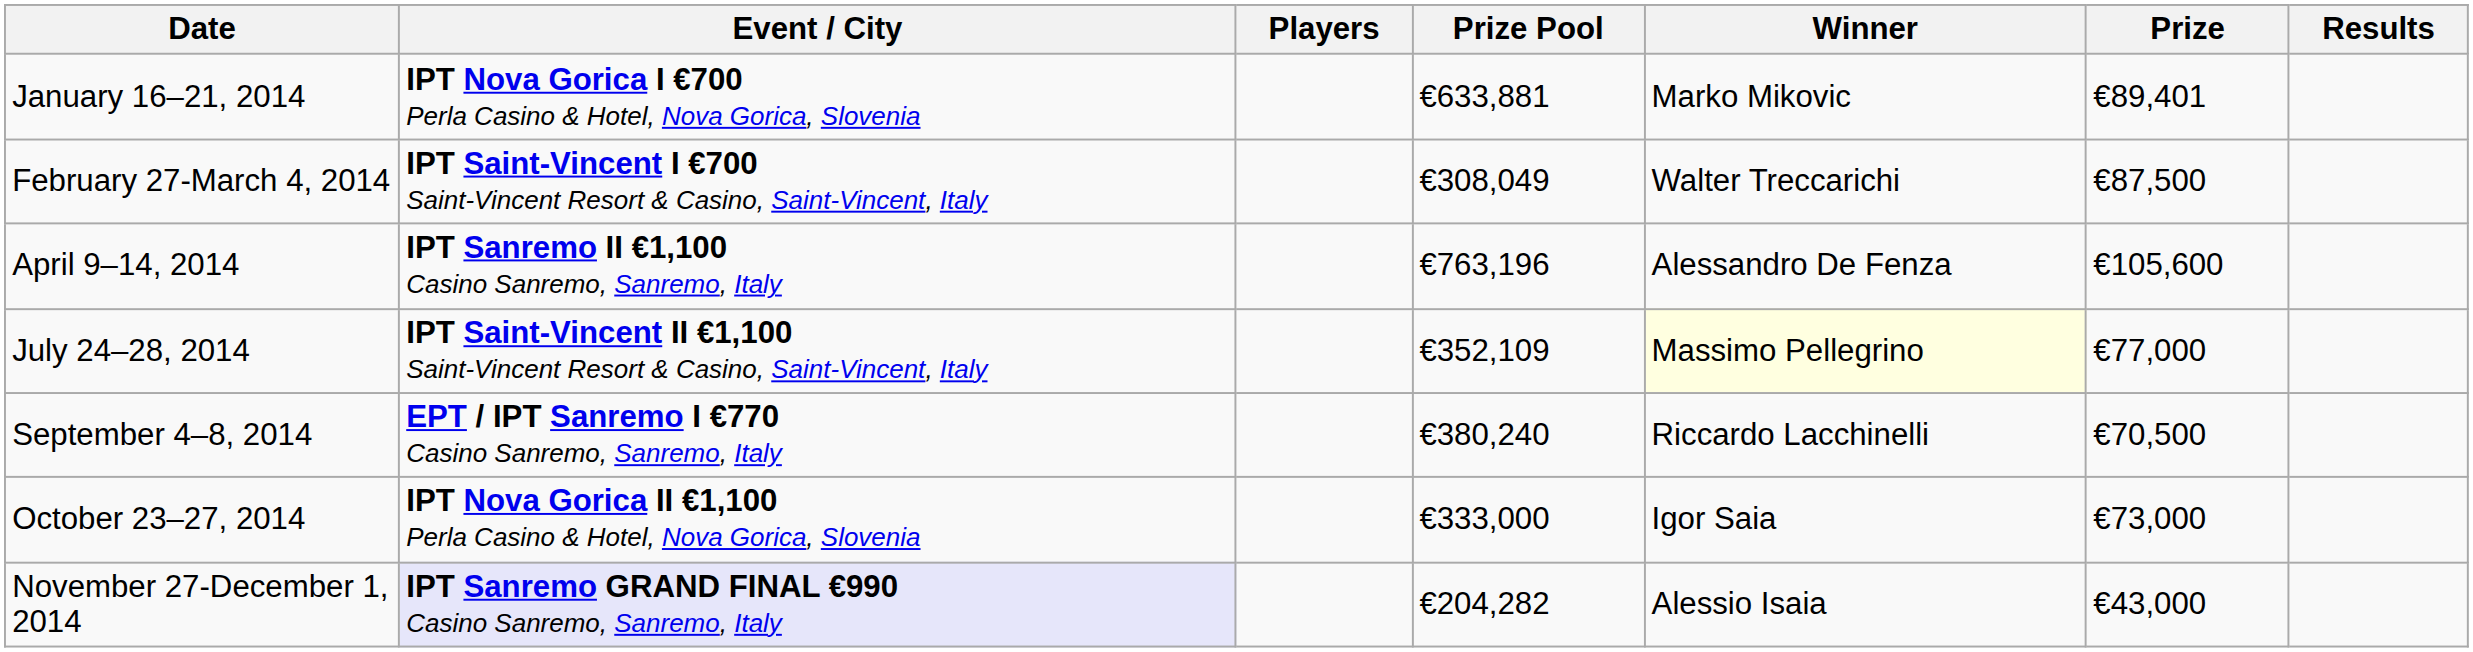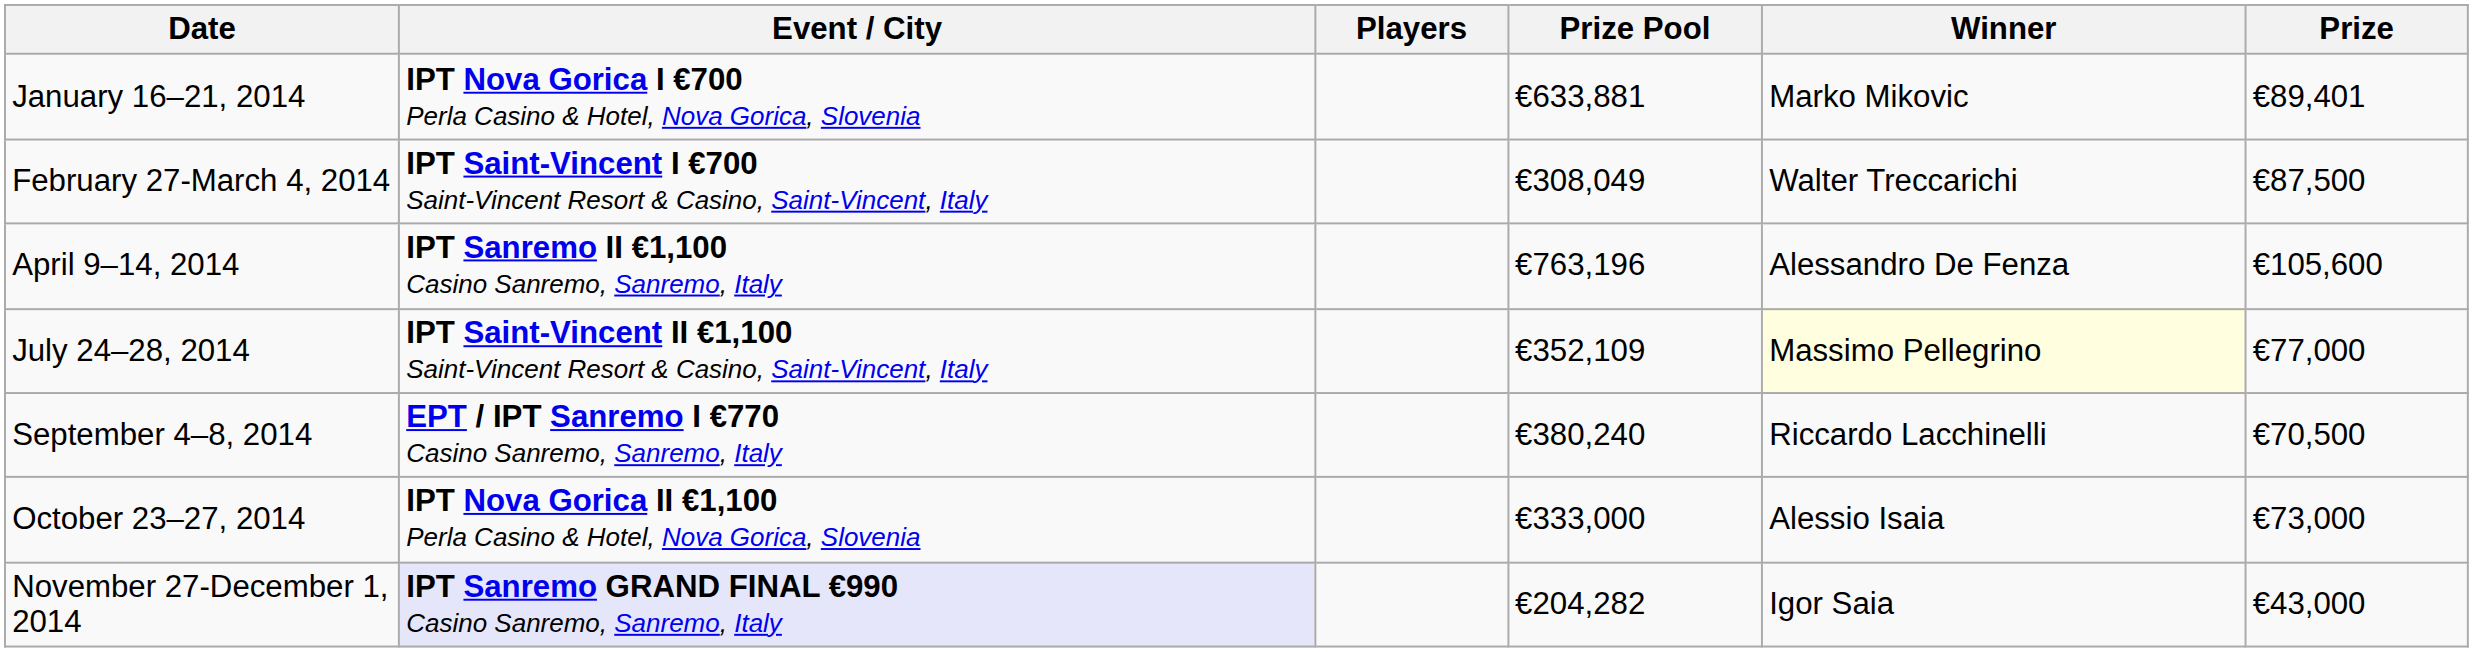- column: (2379, 29)
(1714, 519) Igor Saia -> (1857, 519) Alessio Isaia
(1739, 603) Alessio Isaia -> (1832, 603) Igor Saia
